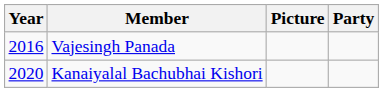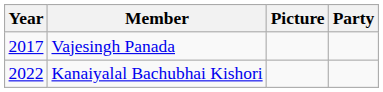(26, 45) 2016 -> (26, 45) 2017
(26, 73) 2020 -> (26, 73) 2022
